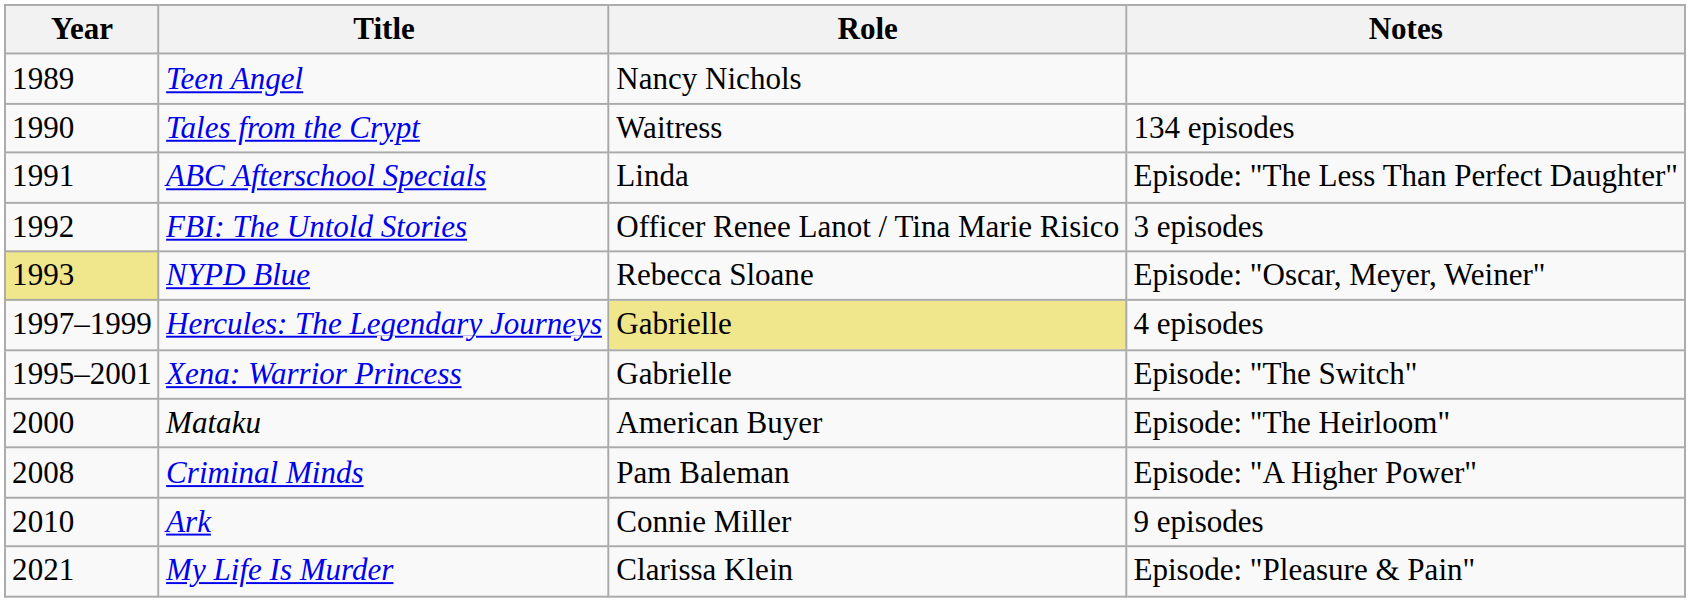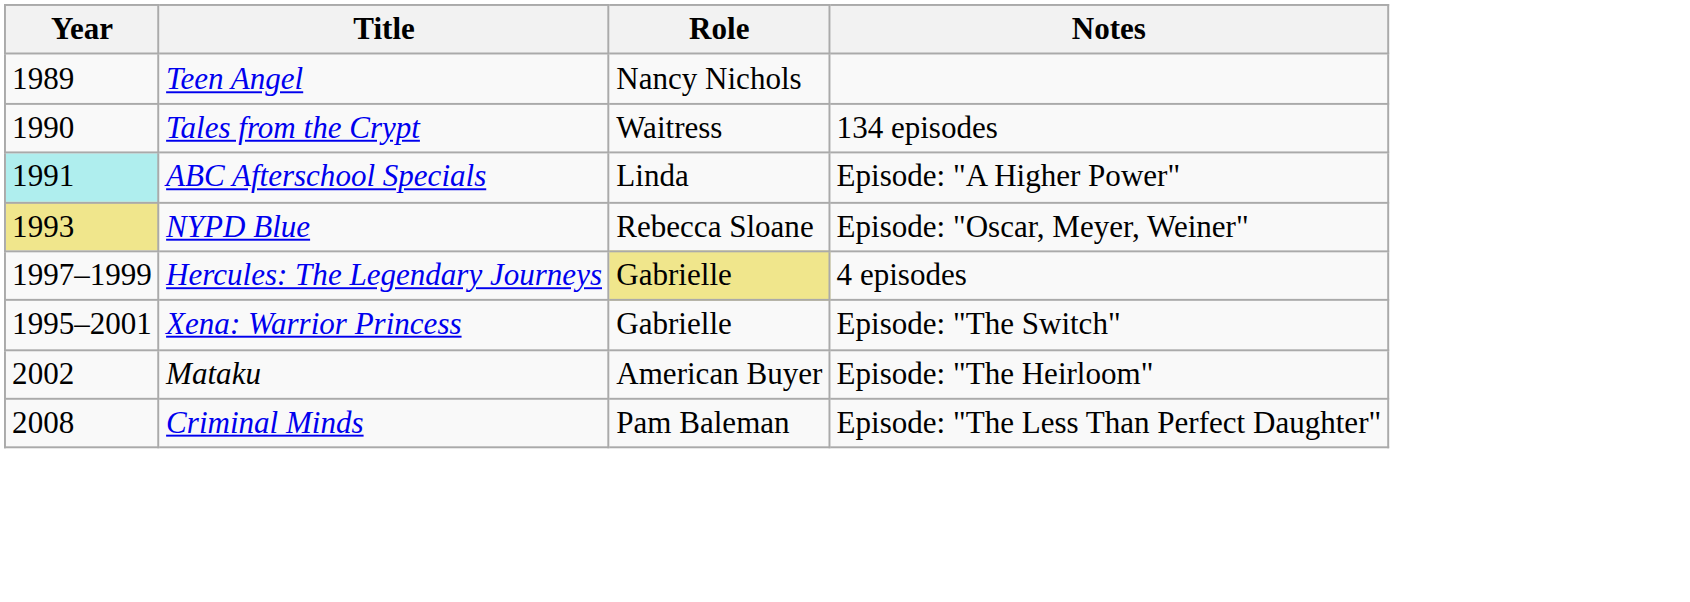(43, 176) no background -> (43, 176) paleturquoise background
(1406, 176) Episode: "The Less Than Perfect Daughter" -> (1008, 176) Episode: "A Higher Power"
- row: (317, 226)
(43, 422) 2000 -> (43, 373) 2002
(1305, 472) Episode: "A Higher Power" -> (1109, 422) Episode: "The Less Than Perfect Daughter"
- row: (189, 521)
- row: (280, 570)
